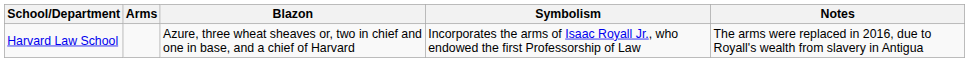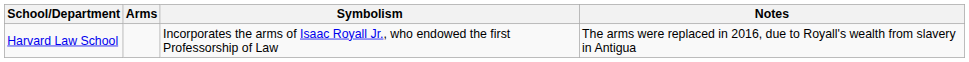- column: (293, 14)
